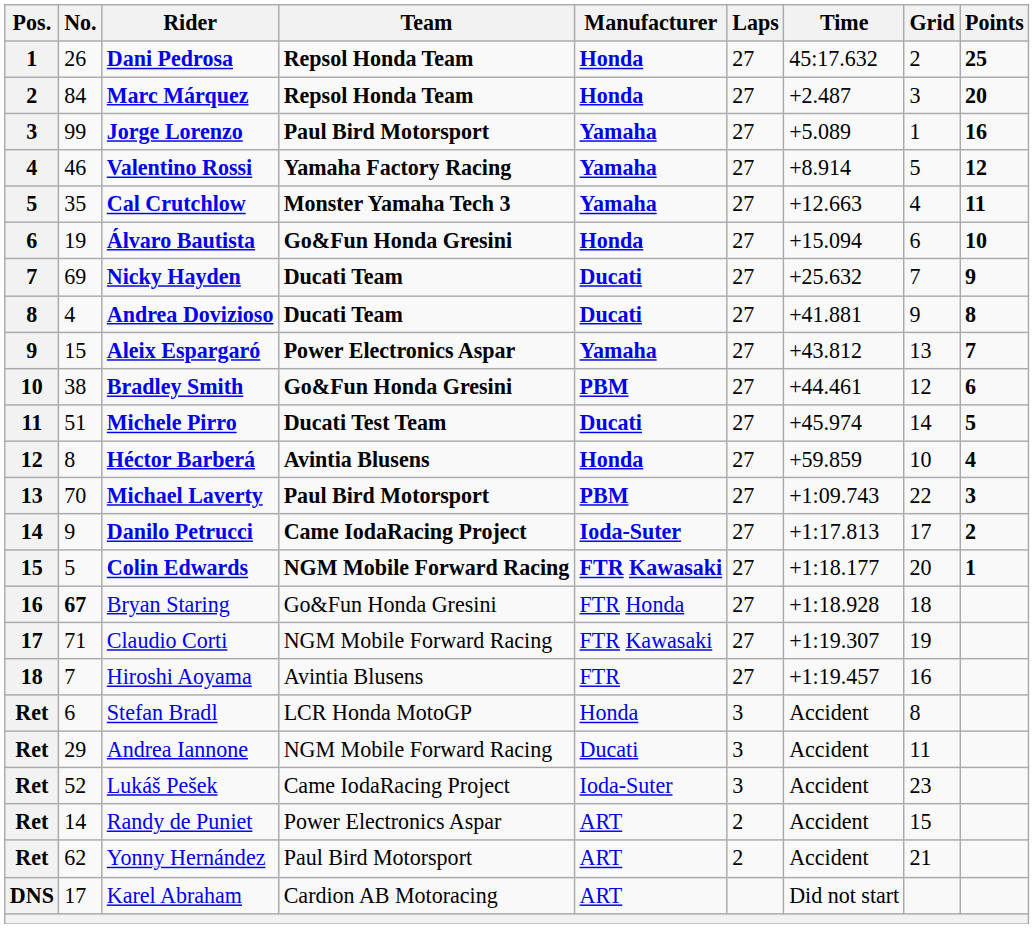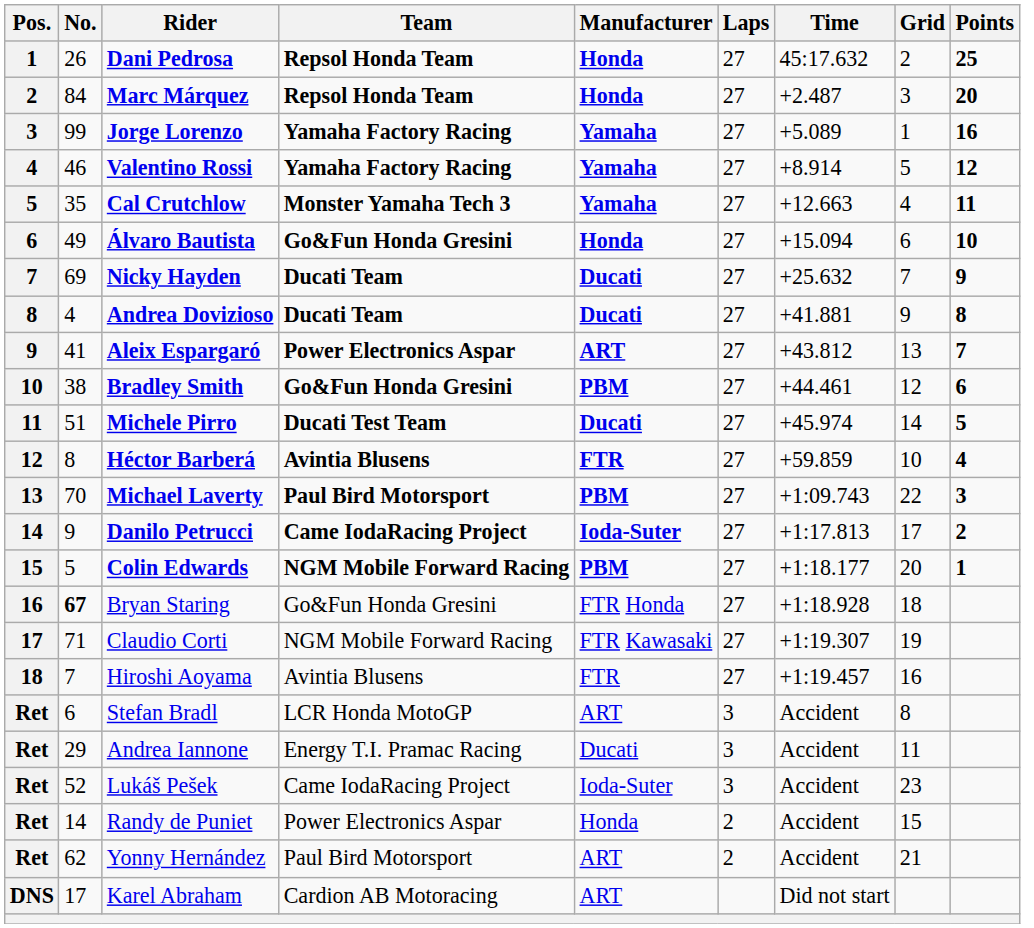(386, 131) Paul Bird Motorsport -> (397, 131) Yamaha Factory Racing
(75, 240) 19 -> (75, 240) 49
(75, 349) 15 -> (75, 349) 41
(618, 349) Yamaha -> (602, 349) ART
(611, 458) Honda -> (602, 458) FTR
(651, 567) FTR Kawasaki -> (604, 567) PBM
(609, 713) Honda -> (601, 713) ART
(418, 749) NGM Mobile Forward Racing -> (403, 749) Energy T.I. Pramac Racing
(601, 822) ART -> (609, 822) Honda
